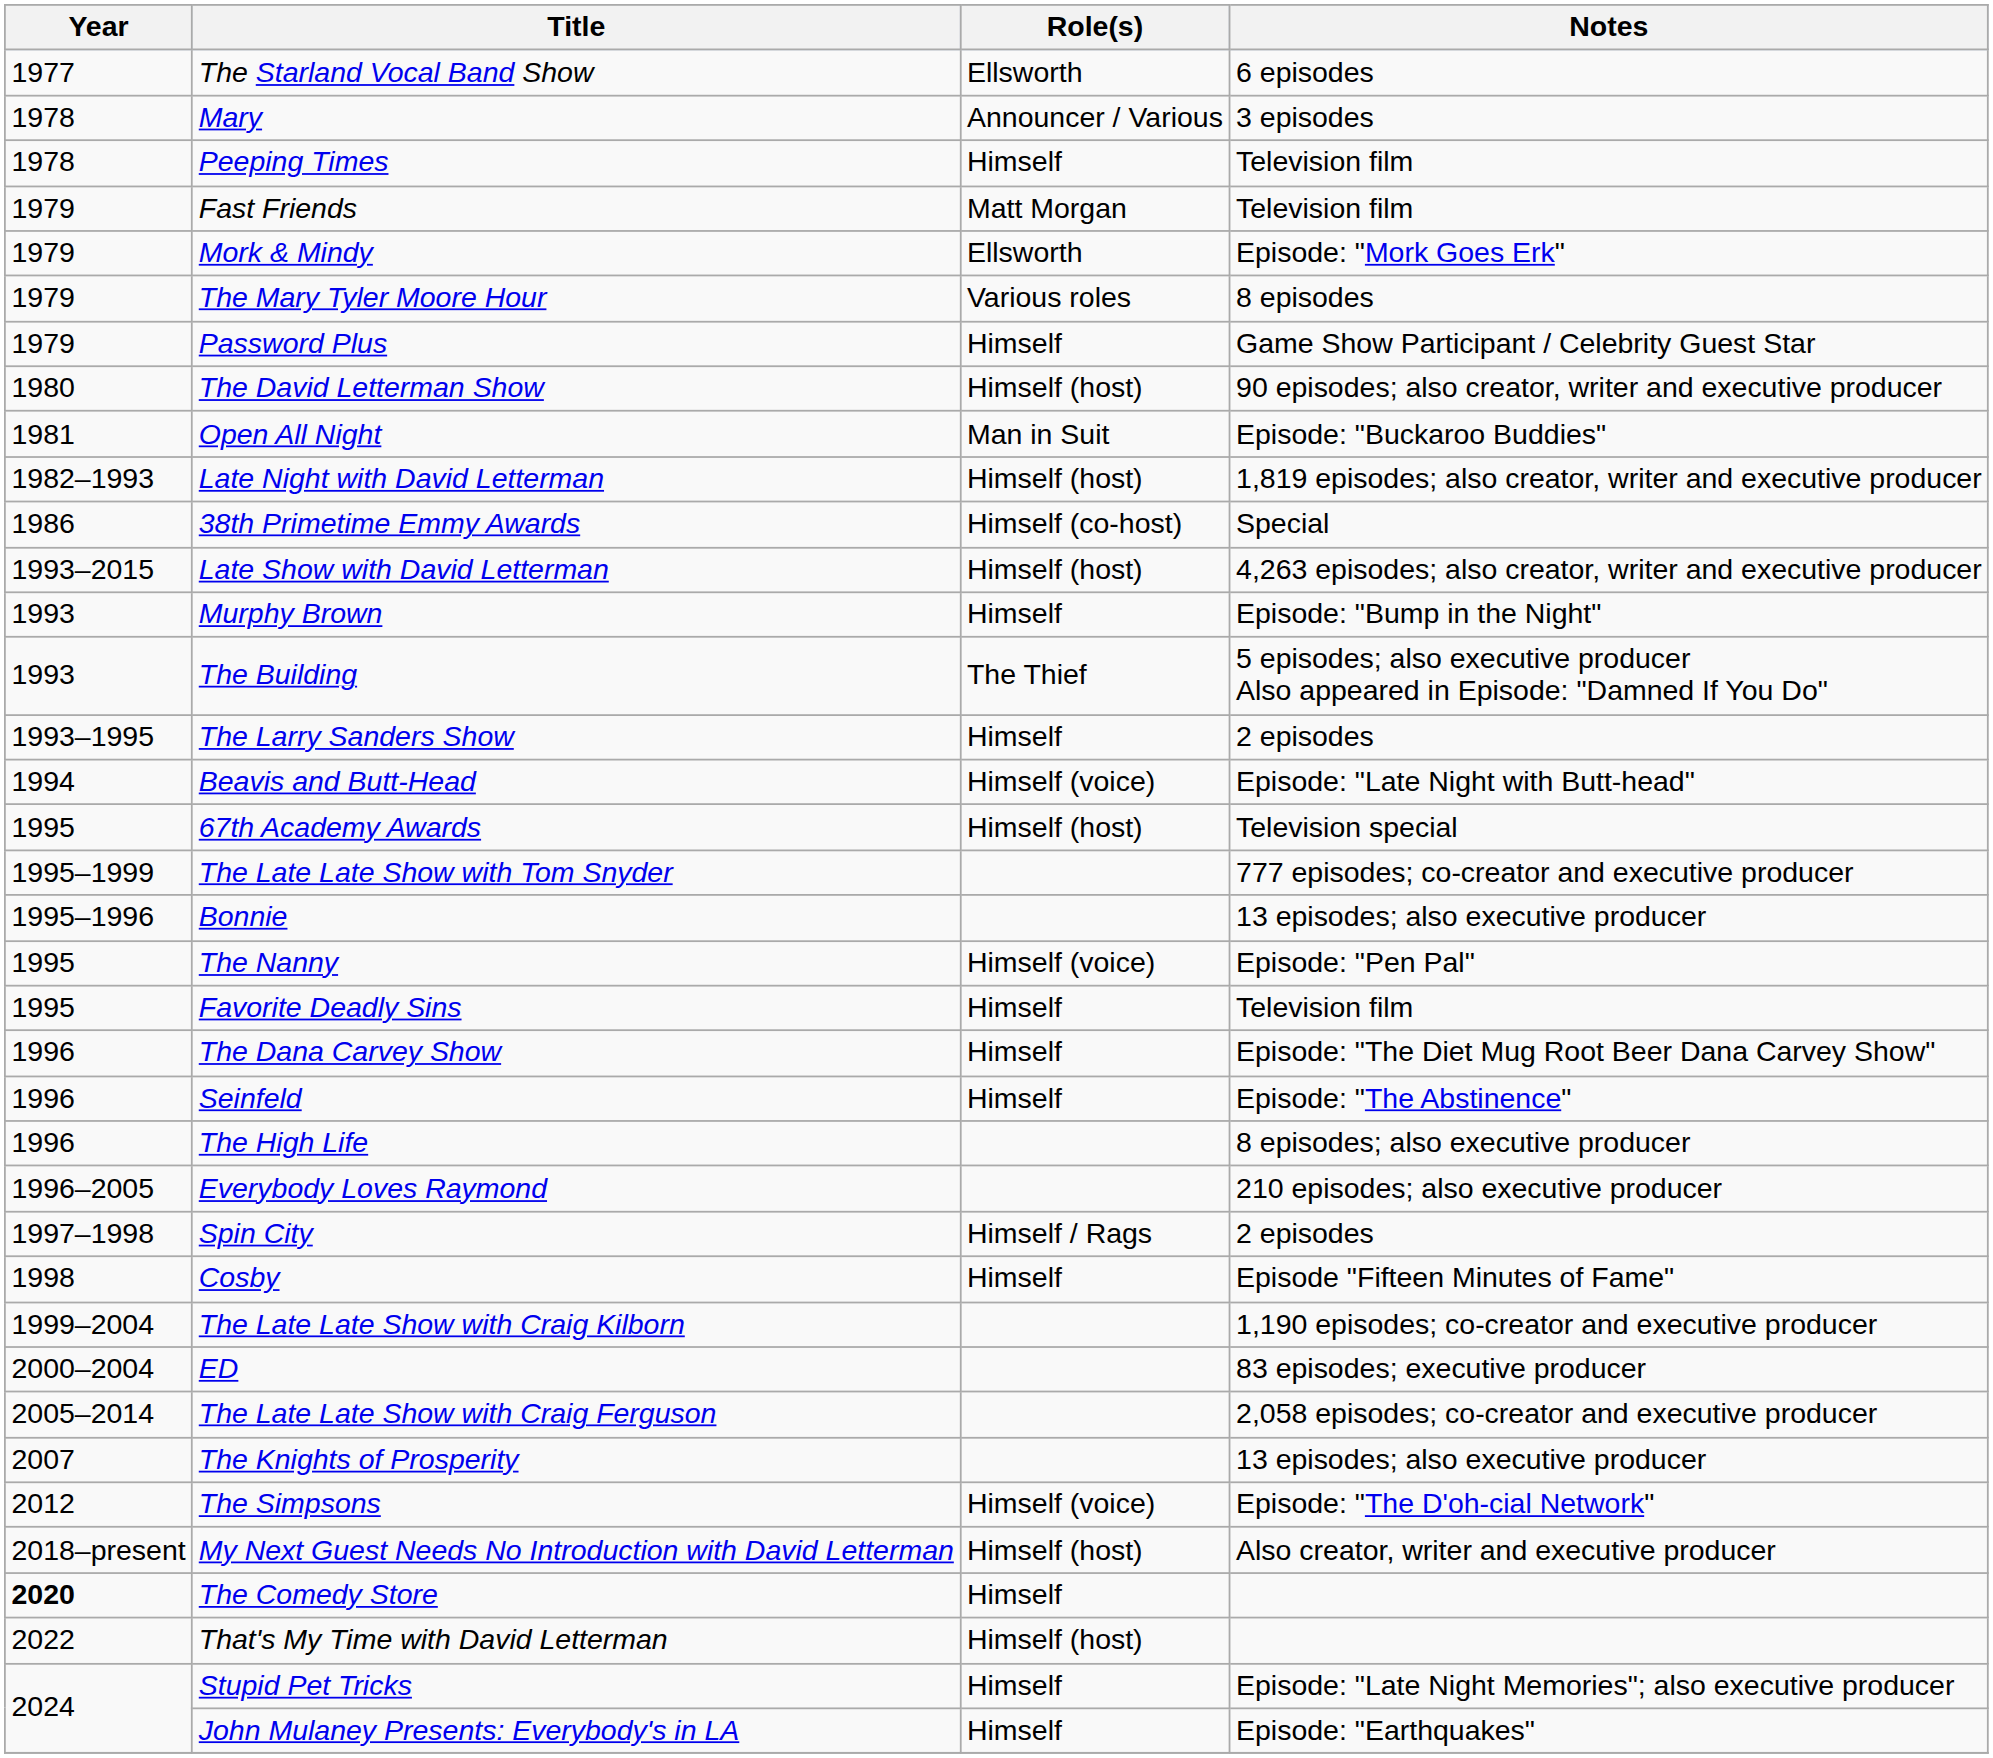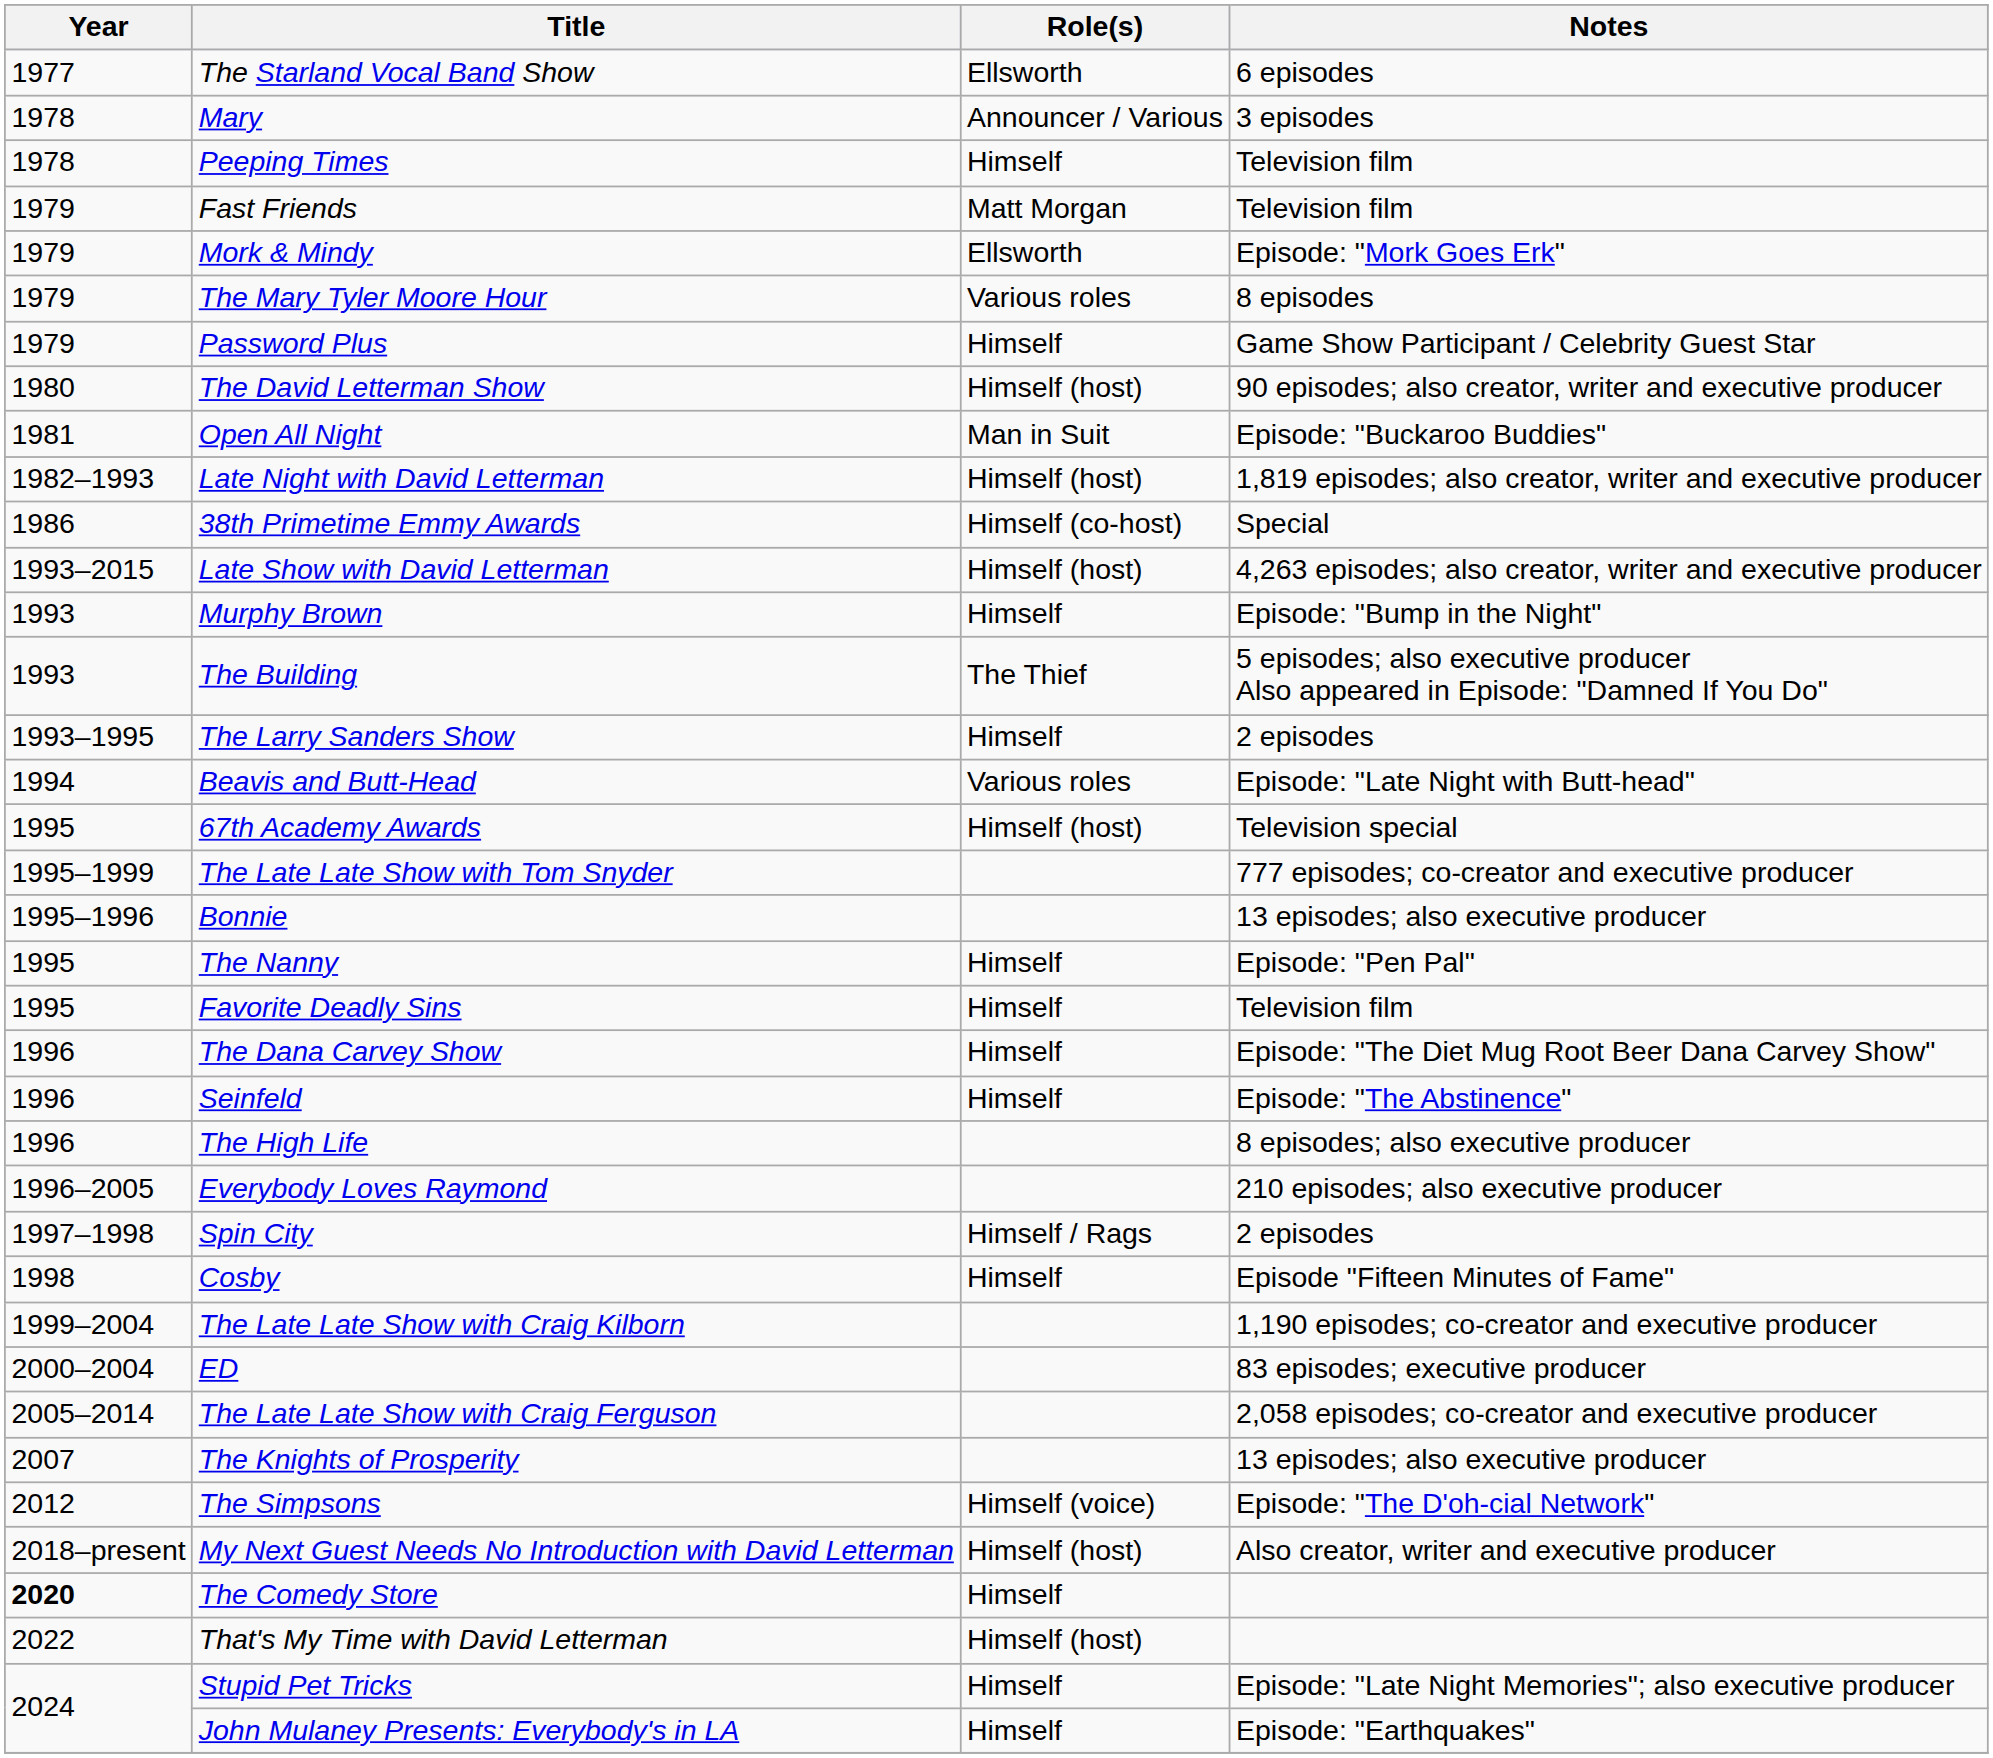(1061, 781) Himself (voice) -> (1049, 781) Various roles
(1061, 962) Himself (voice) -> (1014, 962) Himself
